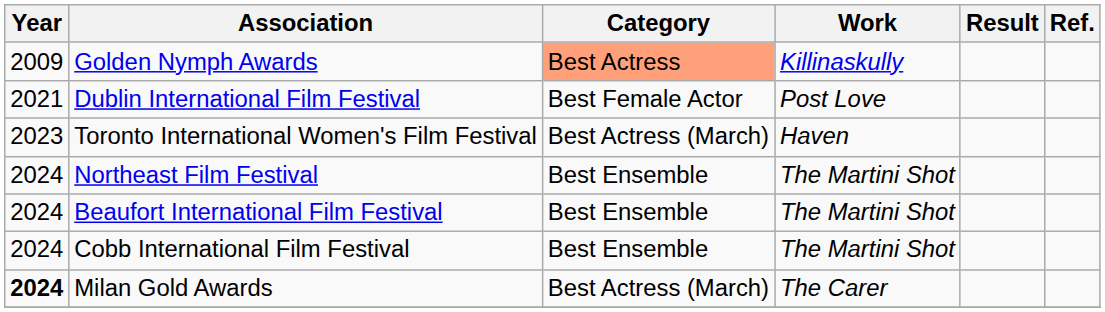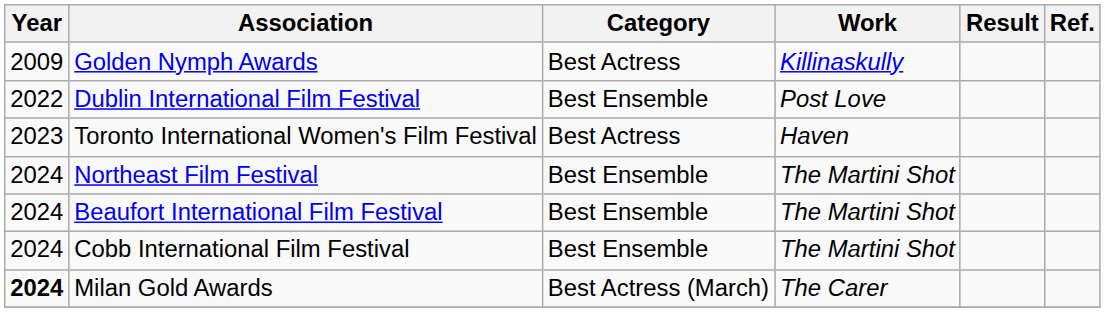(614, 61) lightsalmon background -> (614, 61) no background
(37, 99) 2021 -> (37, 99) 2022
(645, 99) Best Female Actor -> (628, 99) Best Ensemble
(658, 136) Best Actress (March) -> (614, 136) Best Actress
